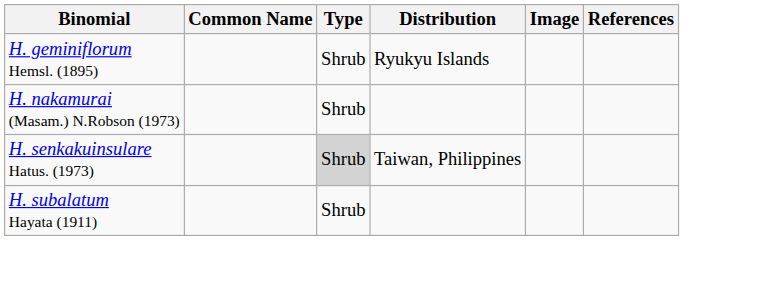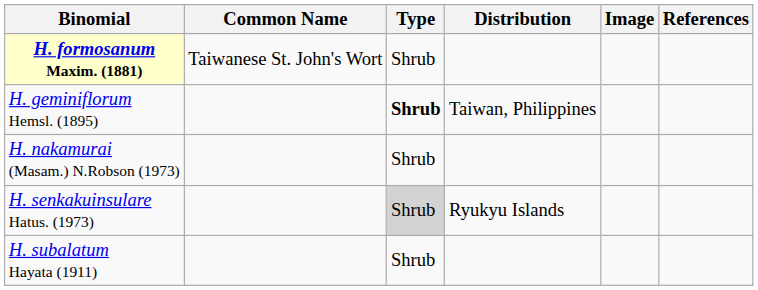+ row: (94, 59)
(343, 59) normal -> (416, 109) bold
(432, 59) Ryukyu Islands -> (523, 109) Taiwan, Philippines
(448, 159) Taiwan, Philippines -> (507, 210) Ryukyu Islands
